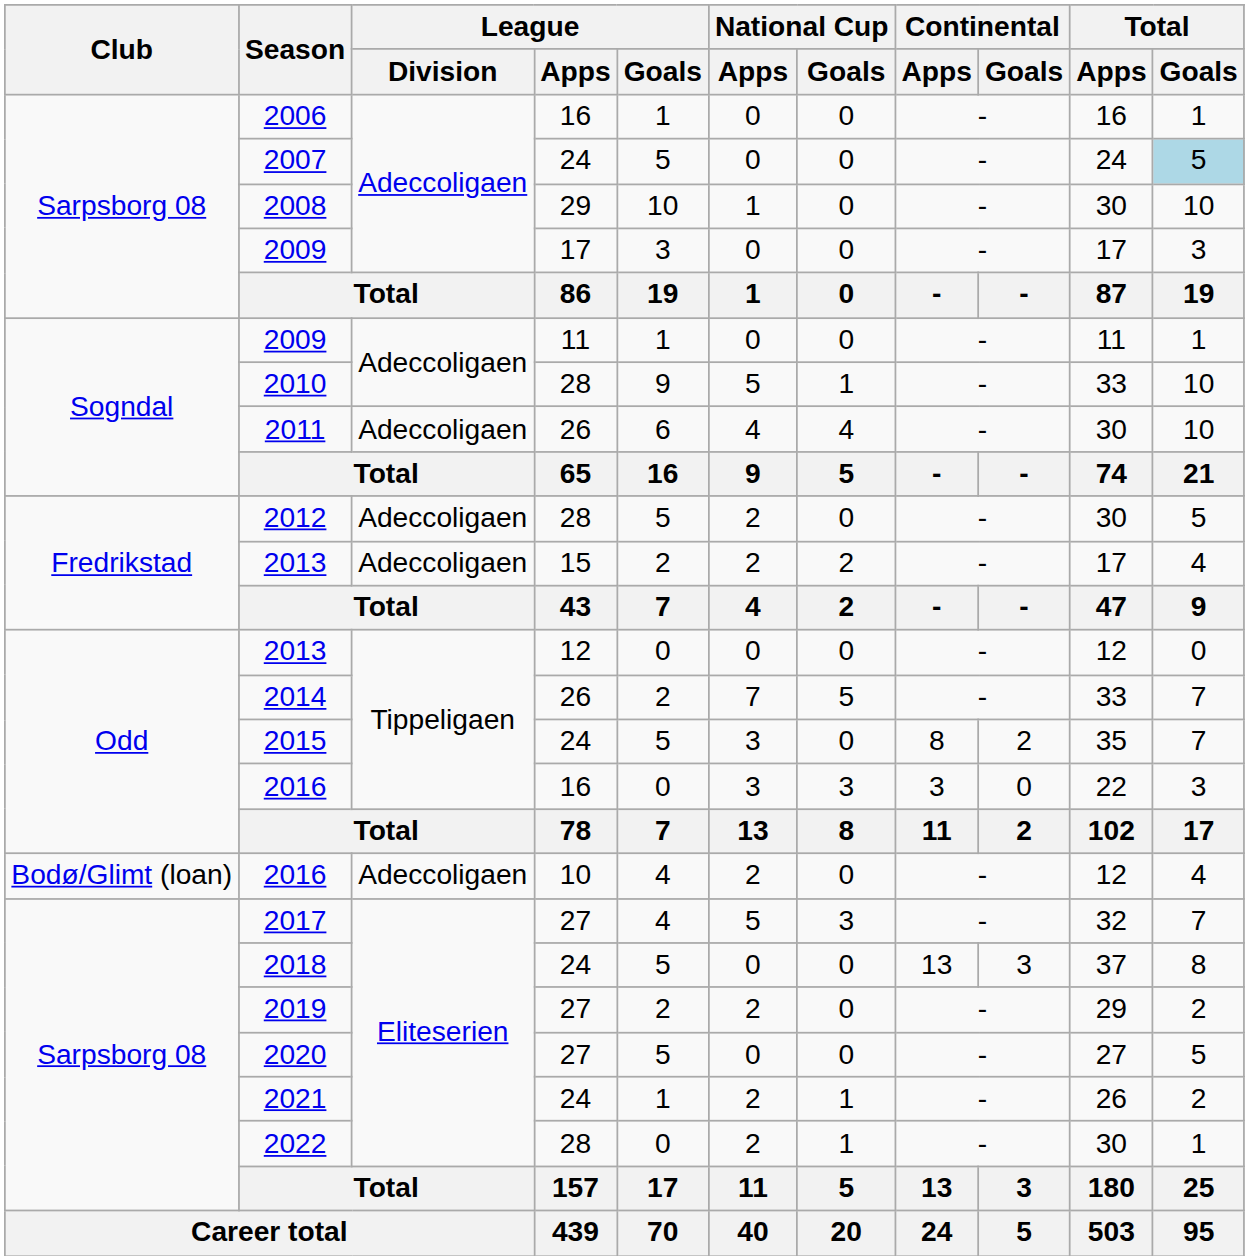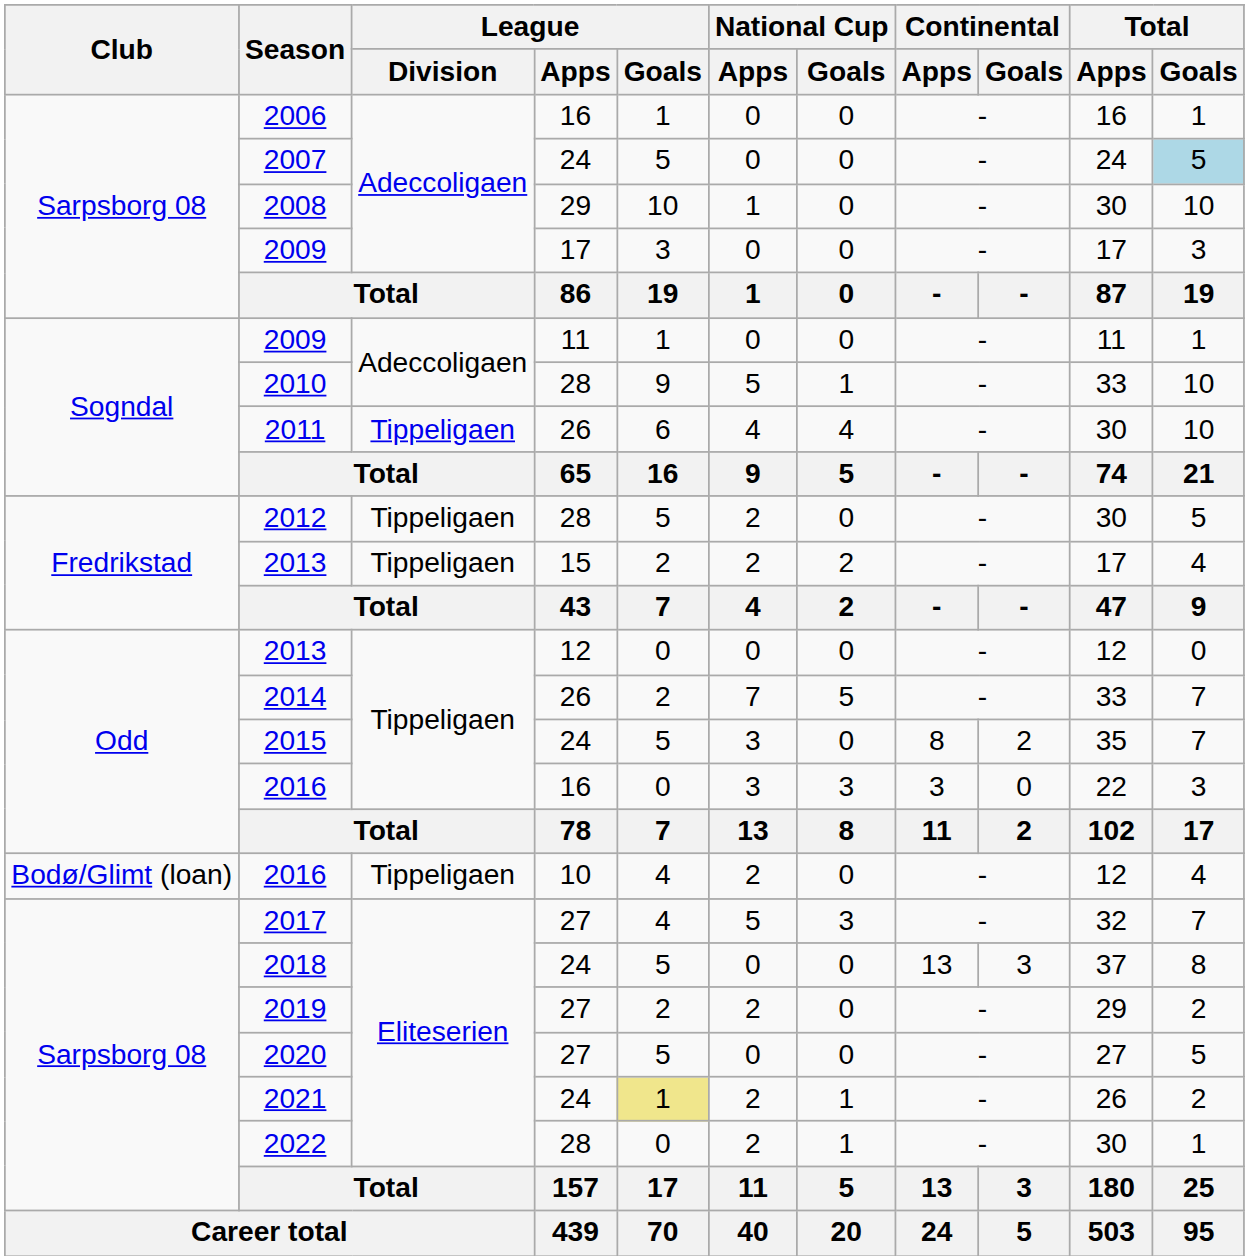(443, 428) Adeccoligaen -> (443, 428) Tippeligaen
(443, 518) Adeccoligaen -> (443, 518) Tippeligaen
(443, 562) Adeccoligaen -> (443, 562) Tippeligaen
(443, 875) Adeccoligaen -> (443, 875) Tippeligaen
(663, 1098) no background -> (663, 1098) khaki background
